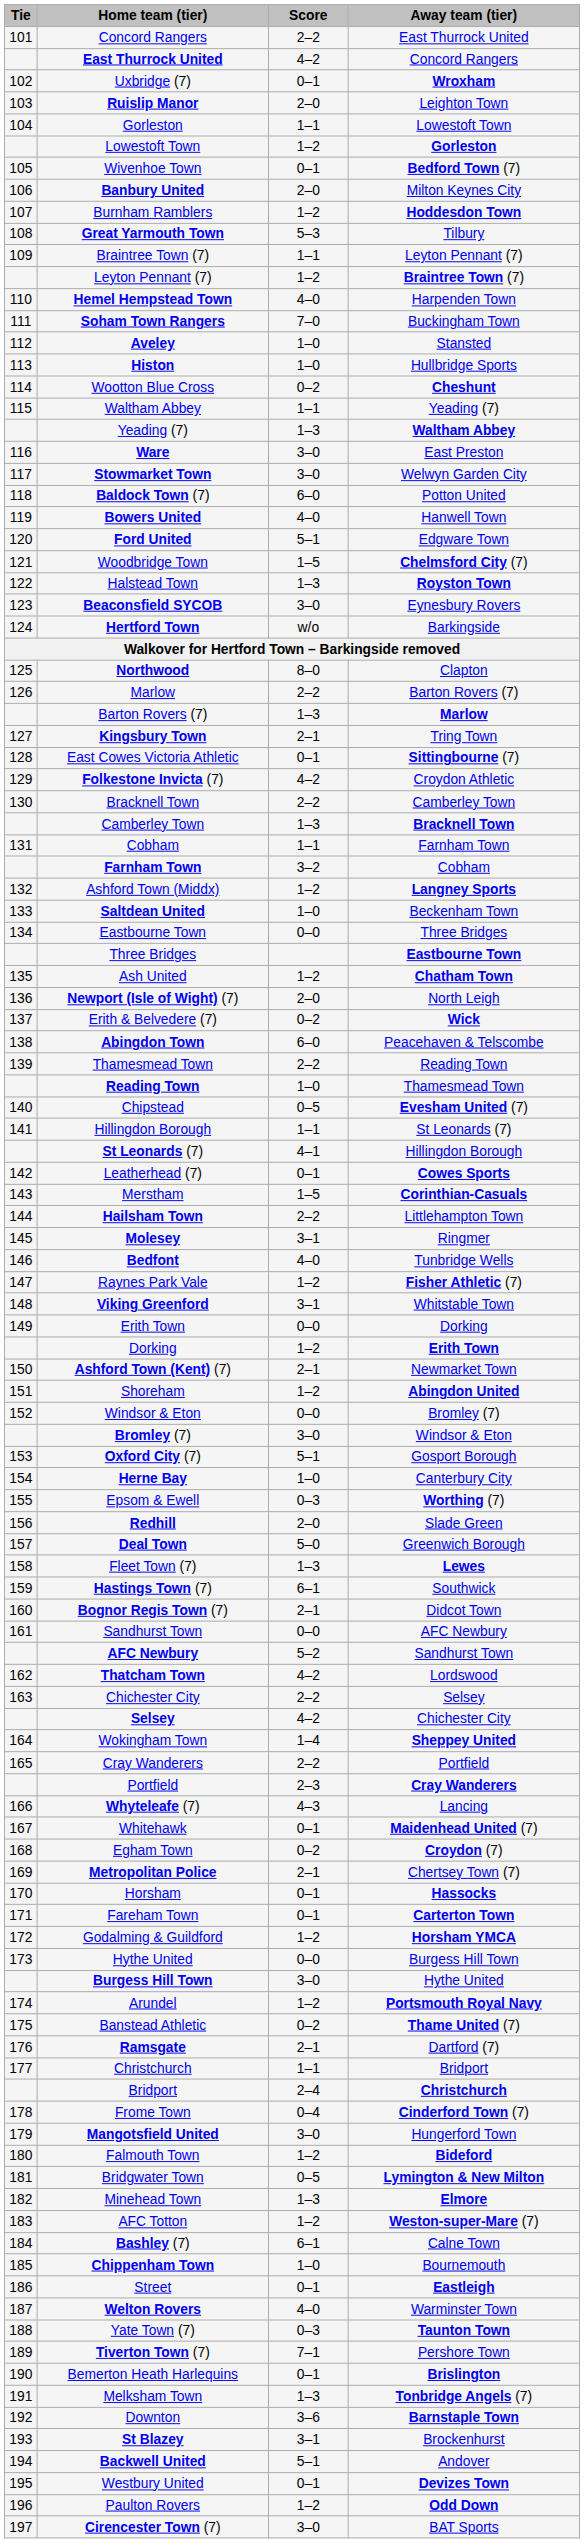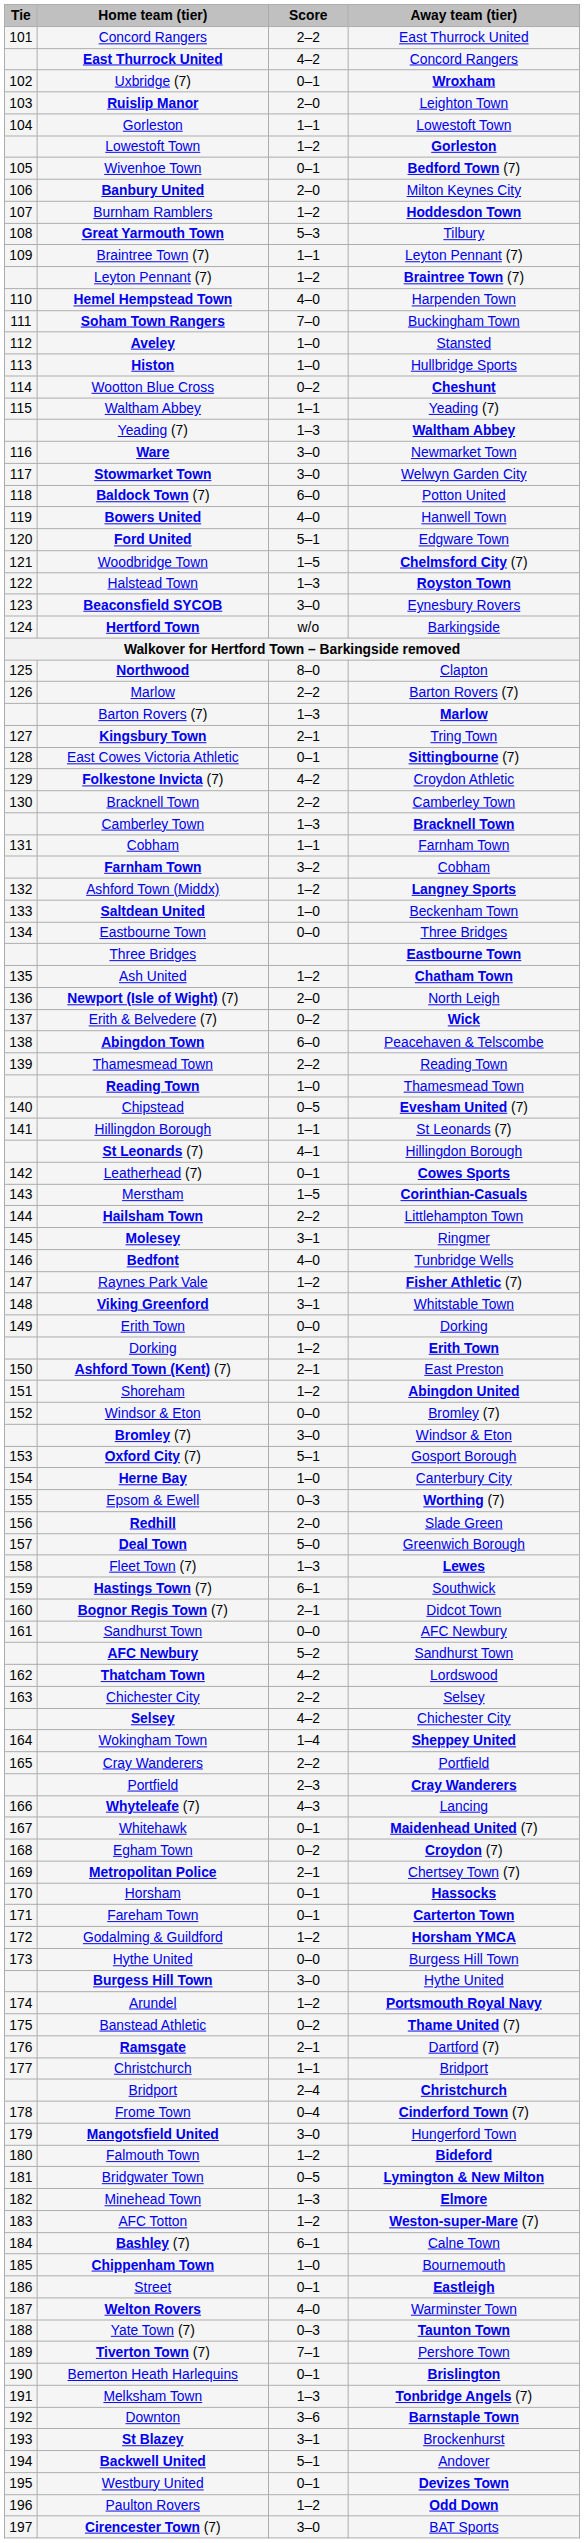(464, 453) East Preston -> (464, 453) Newmarket Town
(464, 1370) Newmarket Town -> (464, 1370) East Preston
